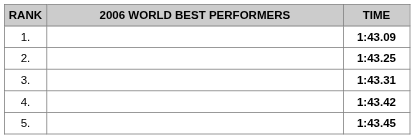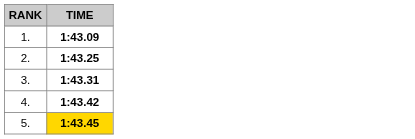- column: (195, 15)
(376, 123) no background -> (80, 123) gold background
